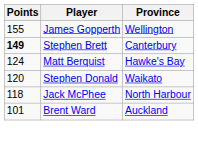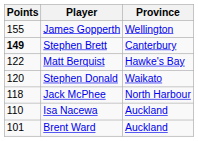(15, 62) 124 -> (15, 62) 122
+ row: (70, 111)
